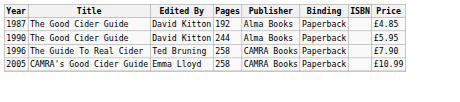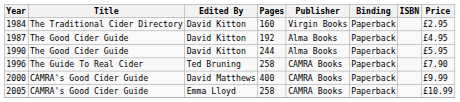+ row: (16, 24)
(386, 24) £4.85 -> (435, 38) £4.95
+ row: (16, 78)
